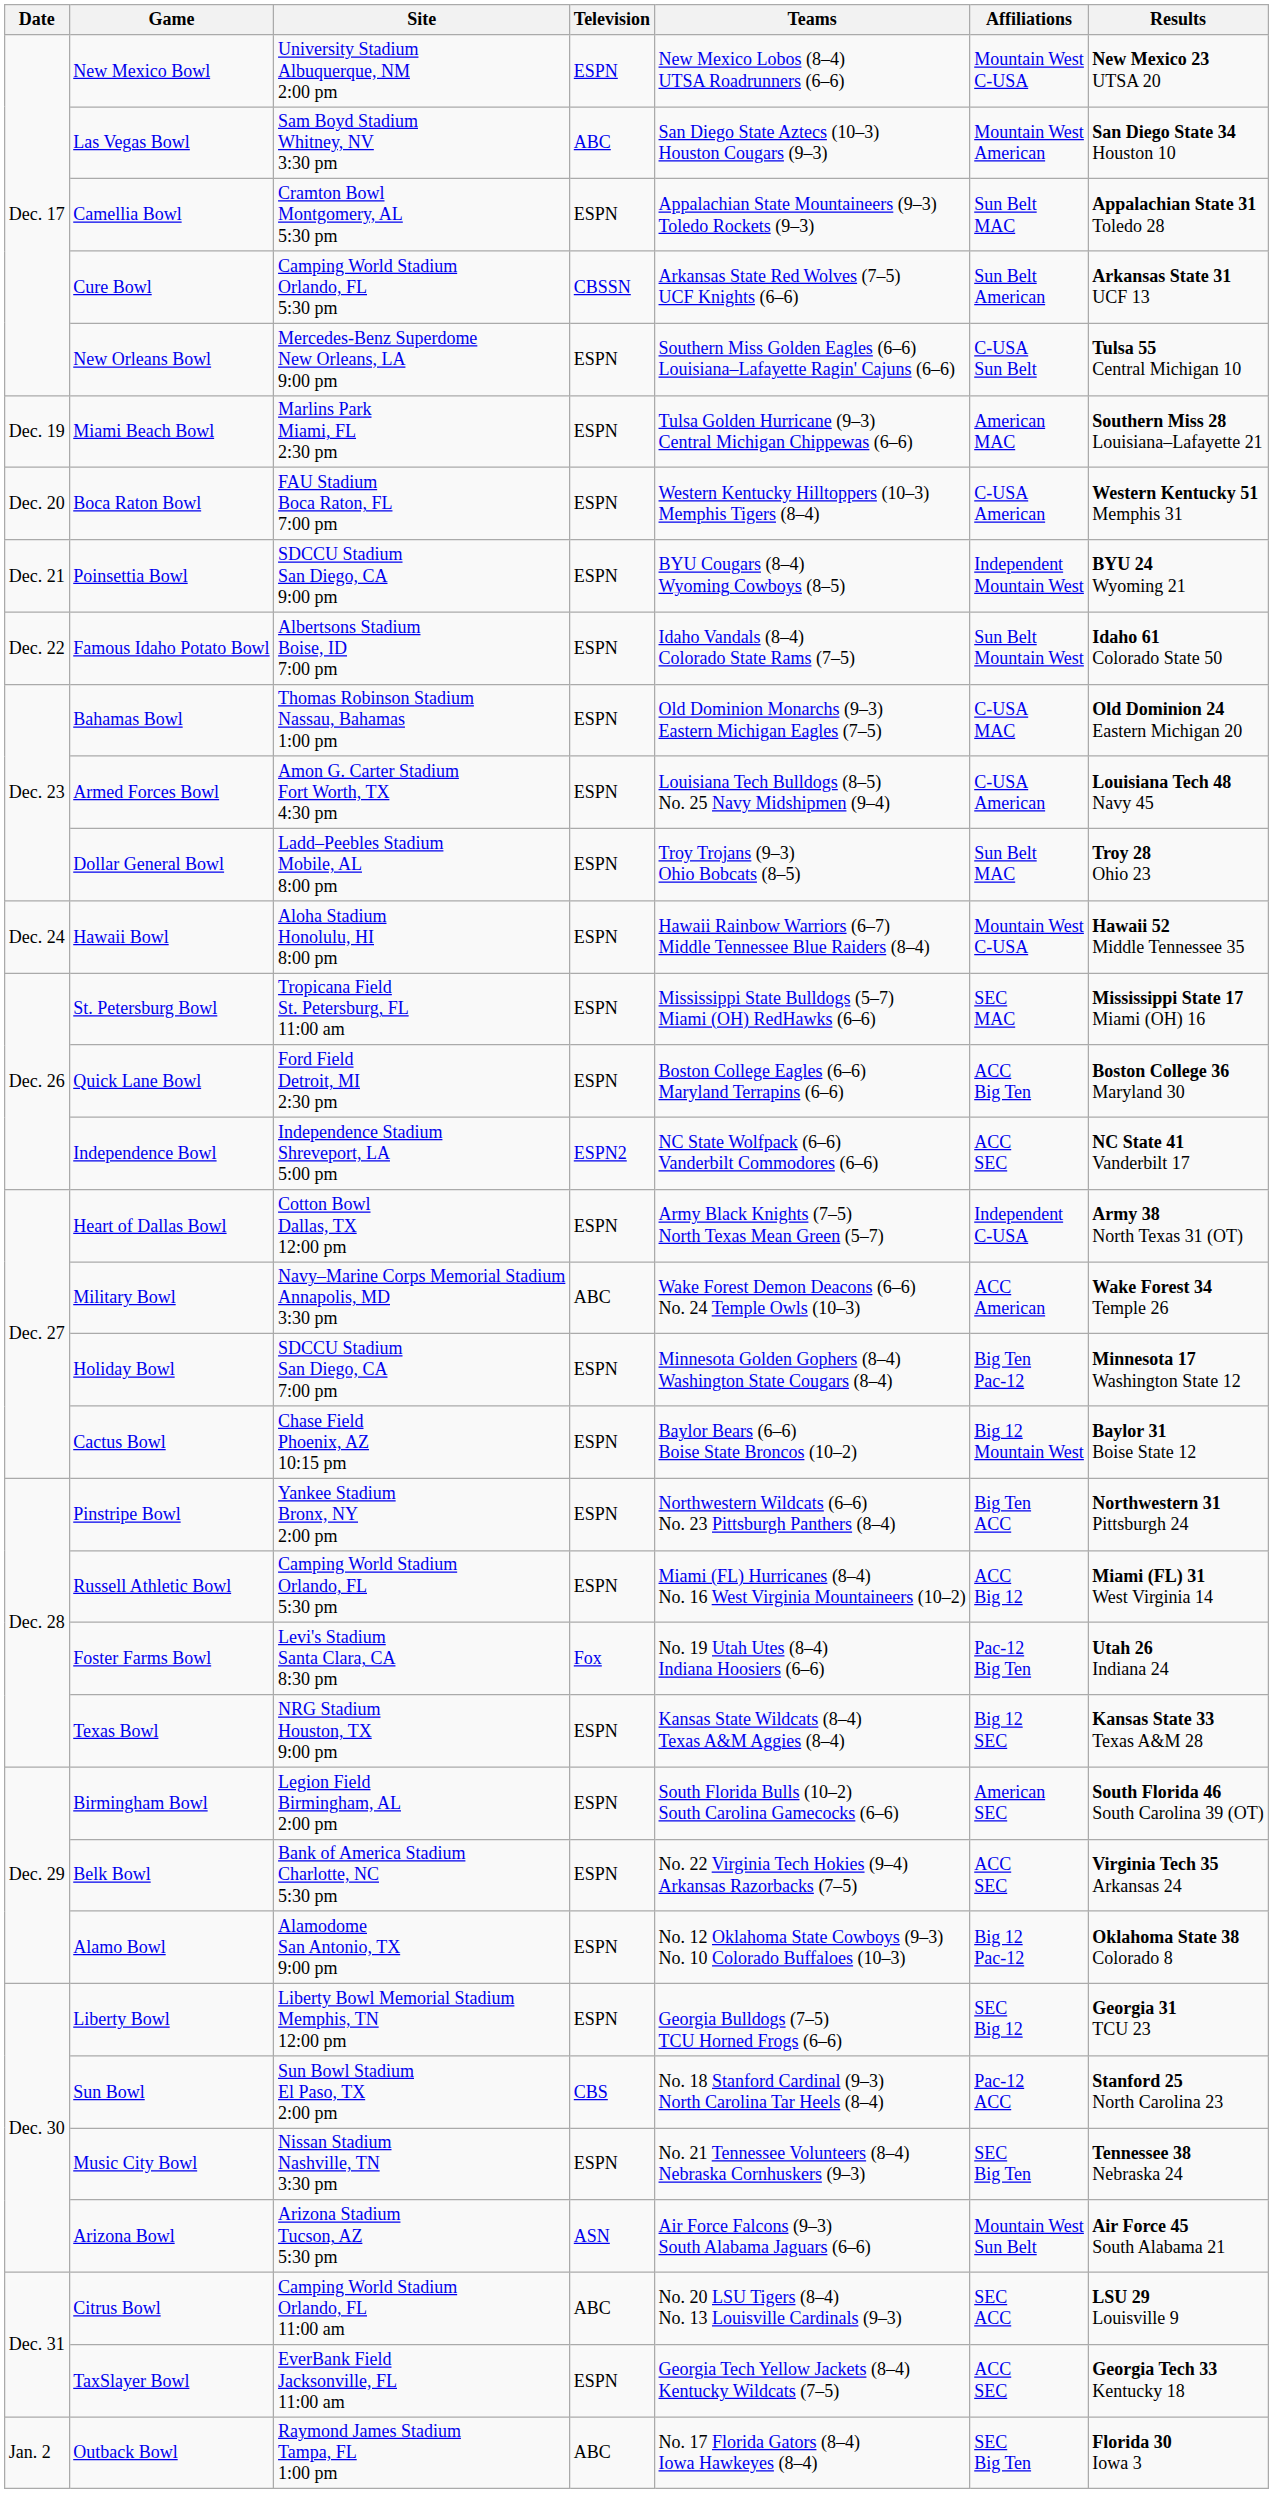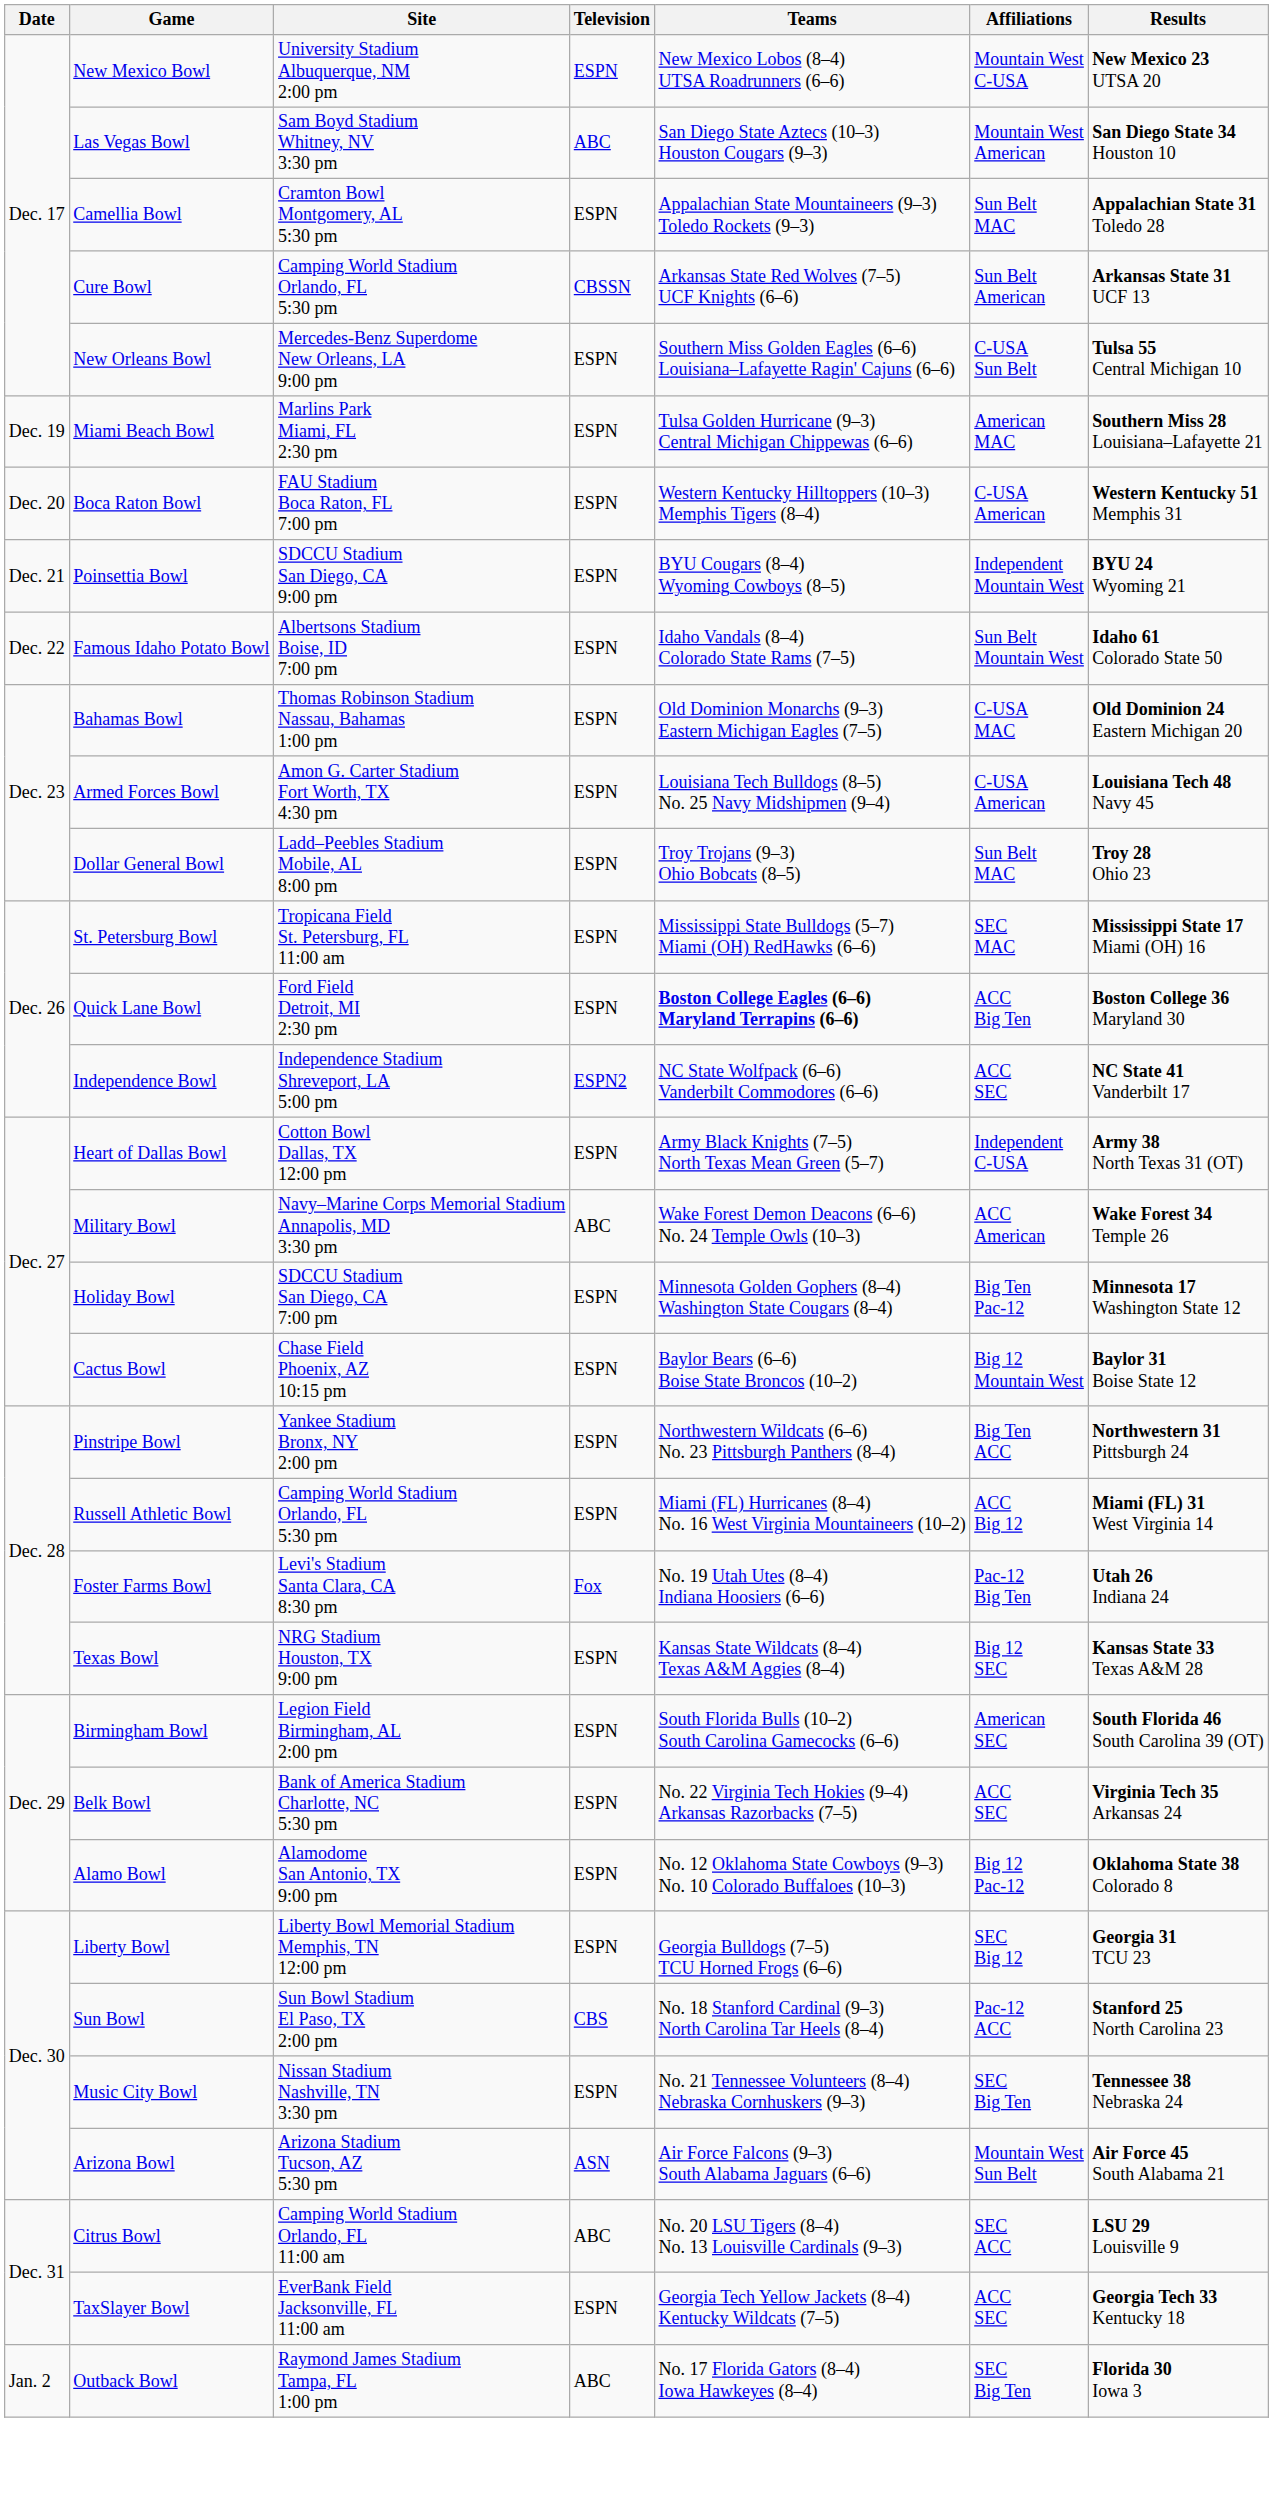- row: (121, 936)
(762, 1081) normal -> (765, 1009) bold
